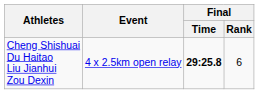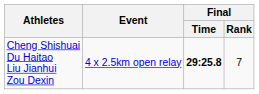(239, 63) 6 -> (239, 63) 7
